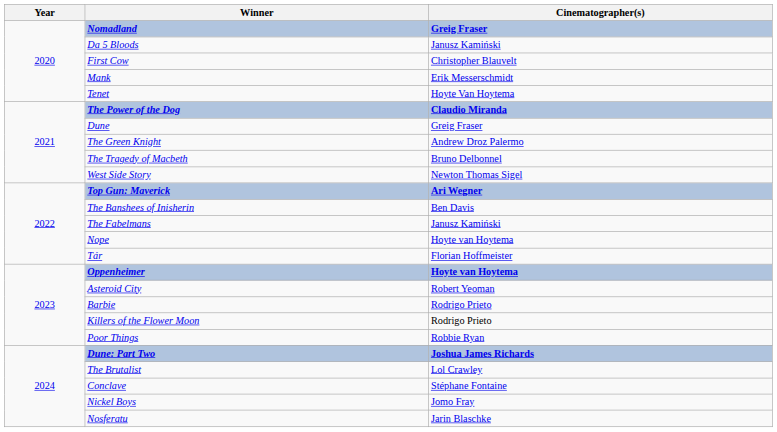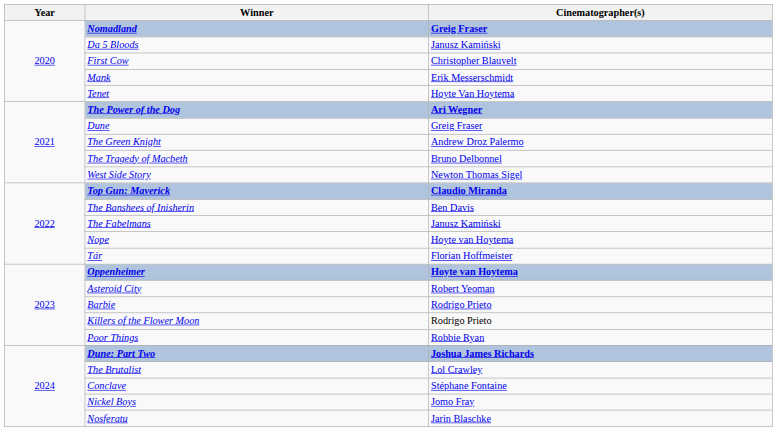(469, 110) Claudio Miranda -> (457, 110) Ari Wegner
(457, 191) Ari Wegner -> (469, 191) Claudio Miranda
